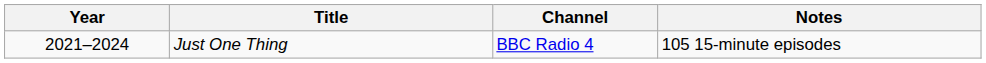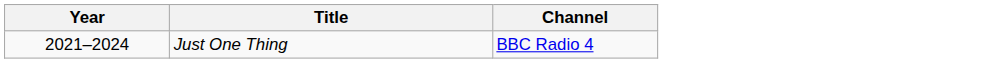- column: (819, 17)
